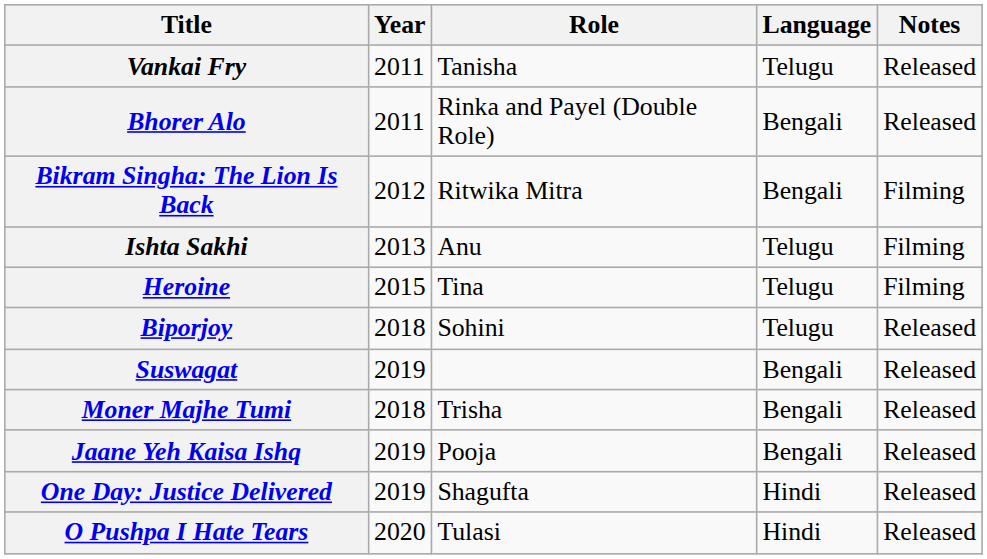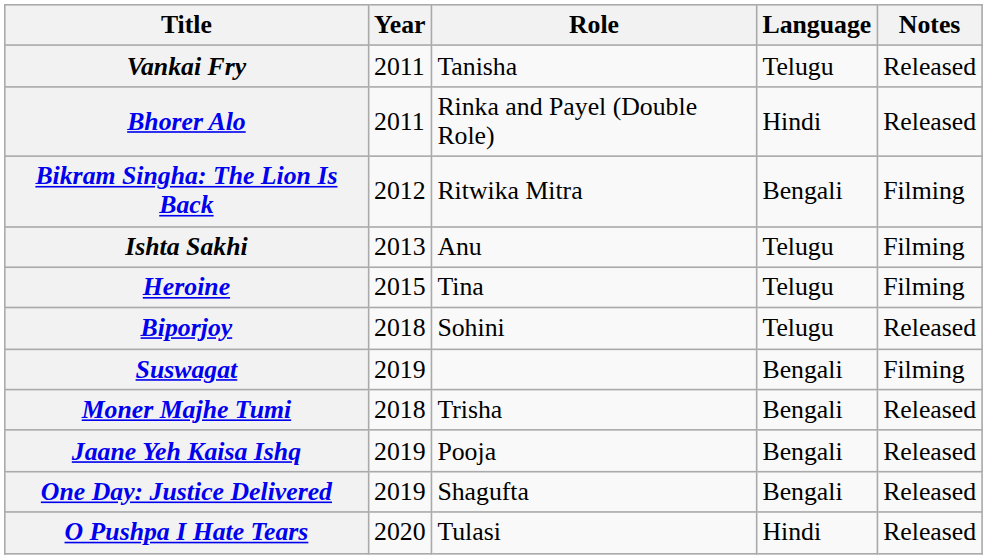(803, 121) Bengali -> (792, 121) Hindi
(930, 368) Released -> (924, 368) Filming
(792, 491) Hindi -> (803, 491) Bengali
